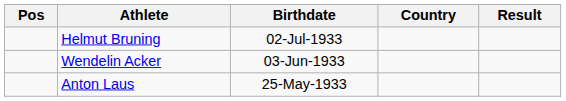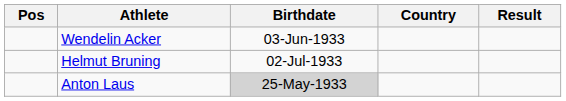rows swapped: (111, 38) <-> (111, 61)
(304, 84) no background -> (304, 84) lightgrey background
